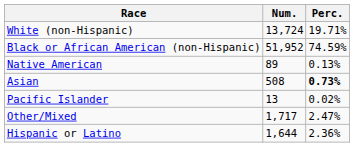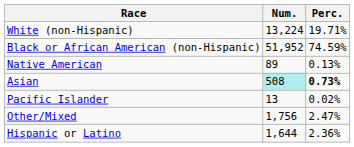(285, 30) 13,724 -> (285, 30) 13,224
(275, 82) no background -> (275, 82) paleturquoise background
(281, 116) 1,717 -> (281, 116) 1,756
